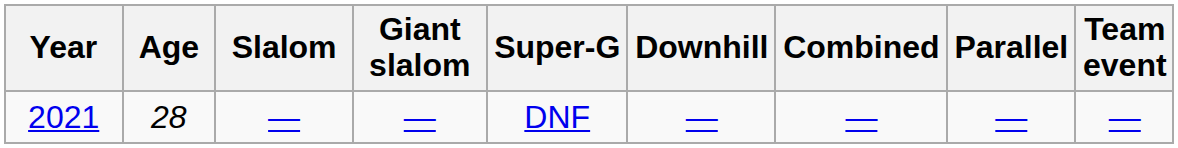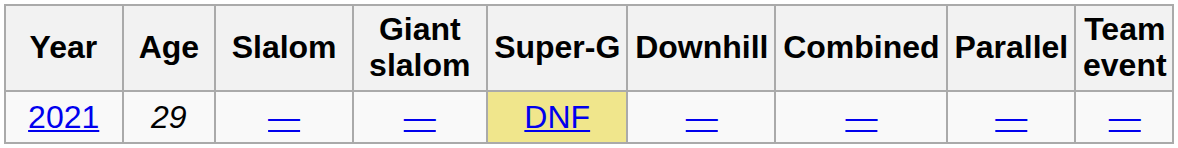(169, 116) 28 -> (169, 116) 29
(557, 116) no background -> (557, 116) khaki background
